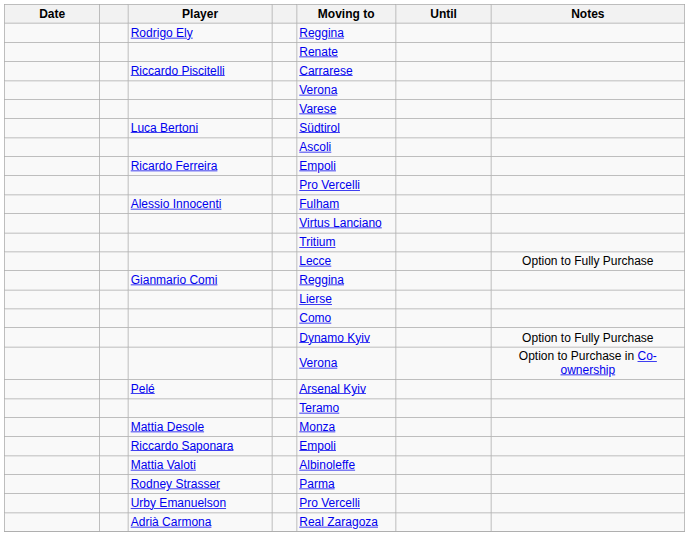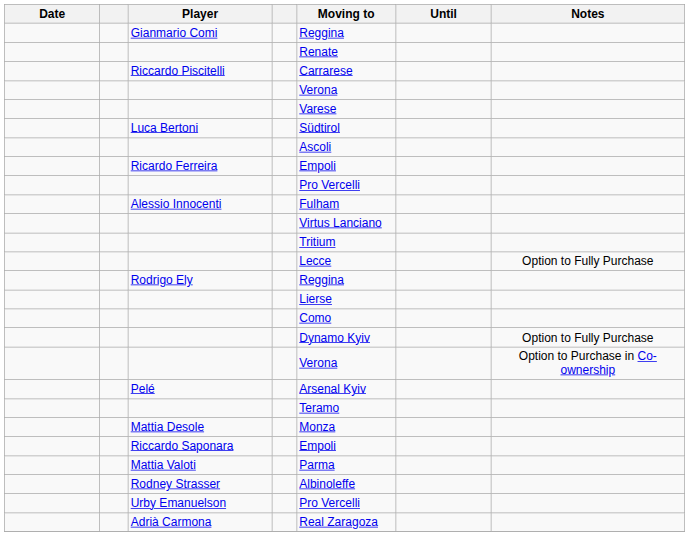rows swapped: (52, 280) <-> (52, 33)
(327, 465) Albinoleffe -> (317, 465) Parma
(317, 484) Parma -> (327, 484) Albinoleffe
